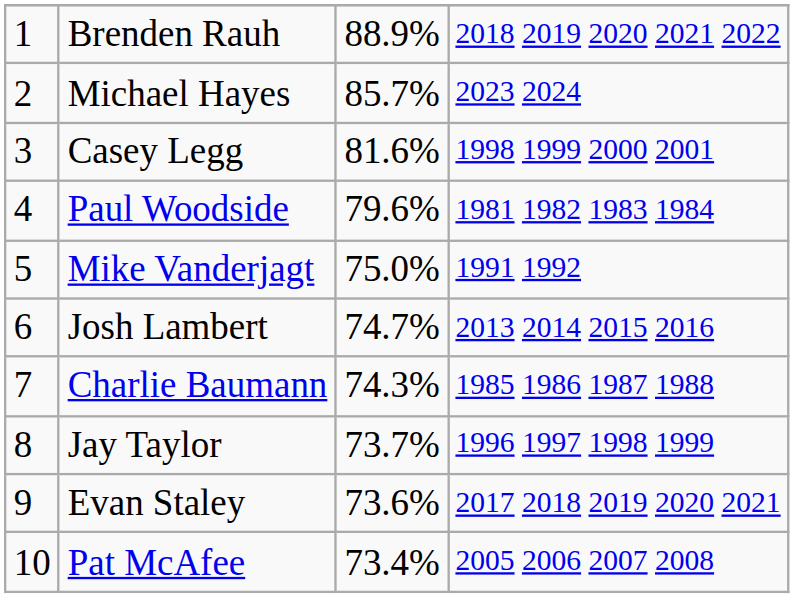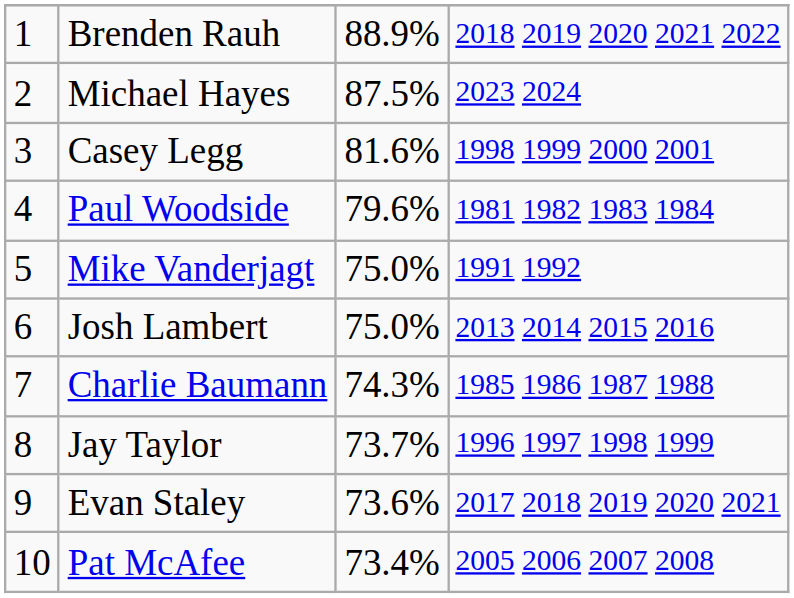(392, 92) 85.7% -> (392, 92) 87.5%
(392, 326) 74.7% -> (392, 326) 75.0%
